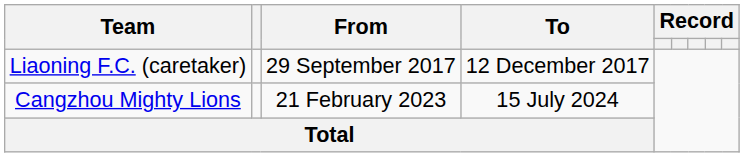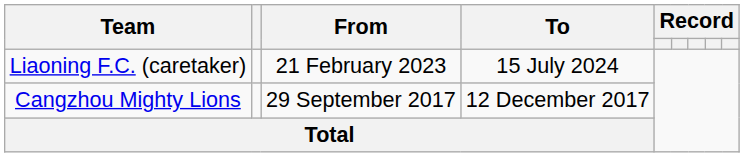(361, 65) 29 September 2017 -> (361, 65) 21 February 2023
(558, 65) 12 December 2017 -> (558, 65) 15 July 2024
(361, 100) 21 February 2023 -> (361, 100) 29 September 2017
(558, 100) 15 July 2024 -> (558, 100) 12 December 2017
